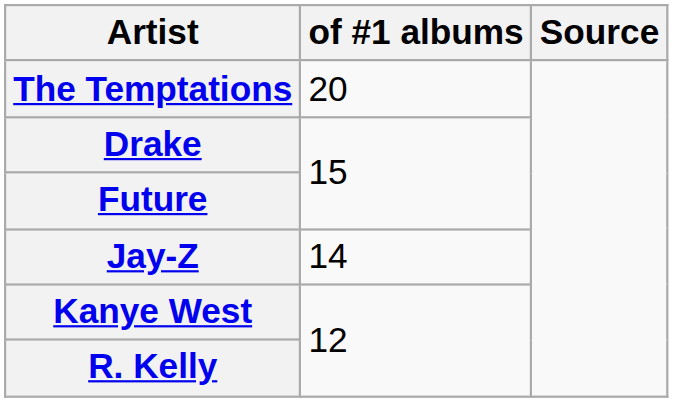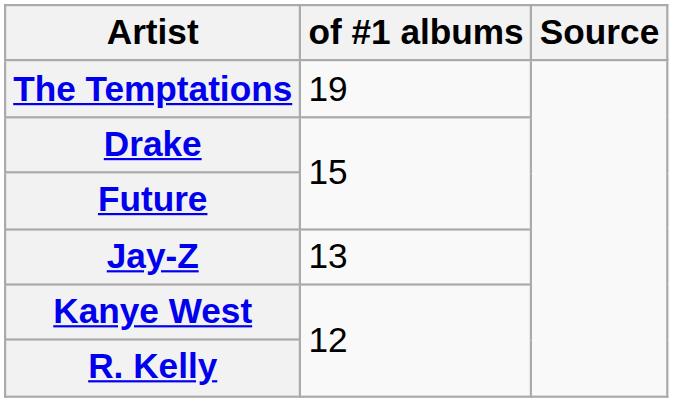(328, 88) 20 -> (328, 88) 19
(328, 255) 14 -> (328, 255) 13
